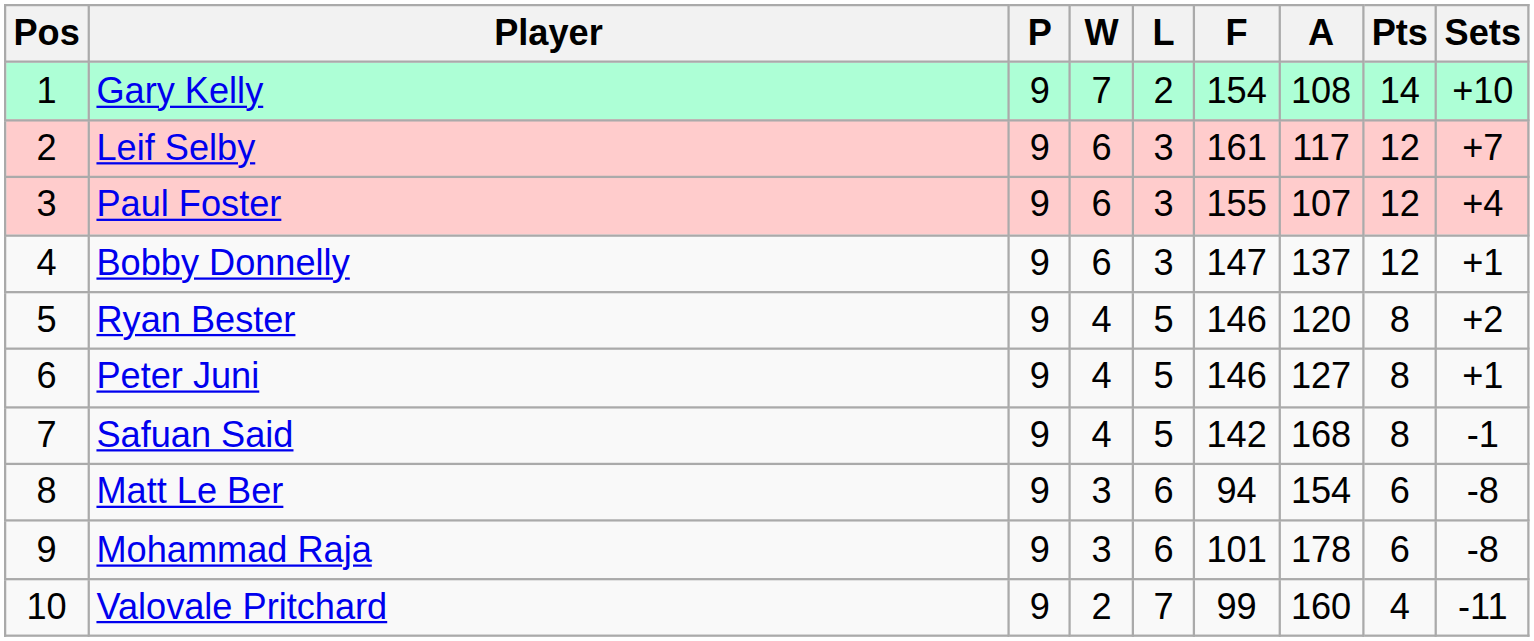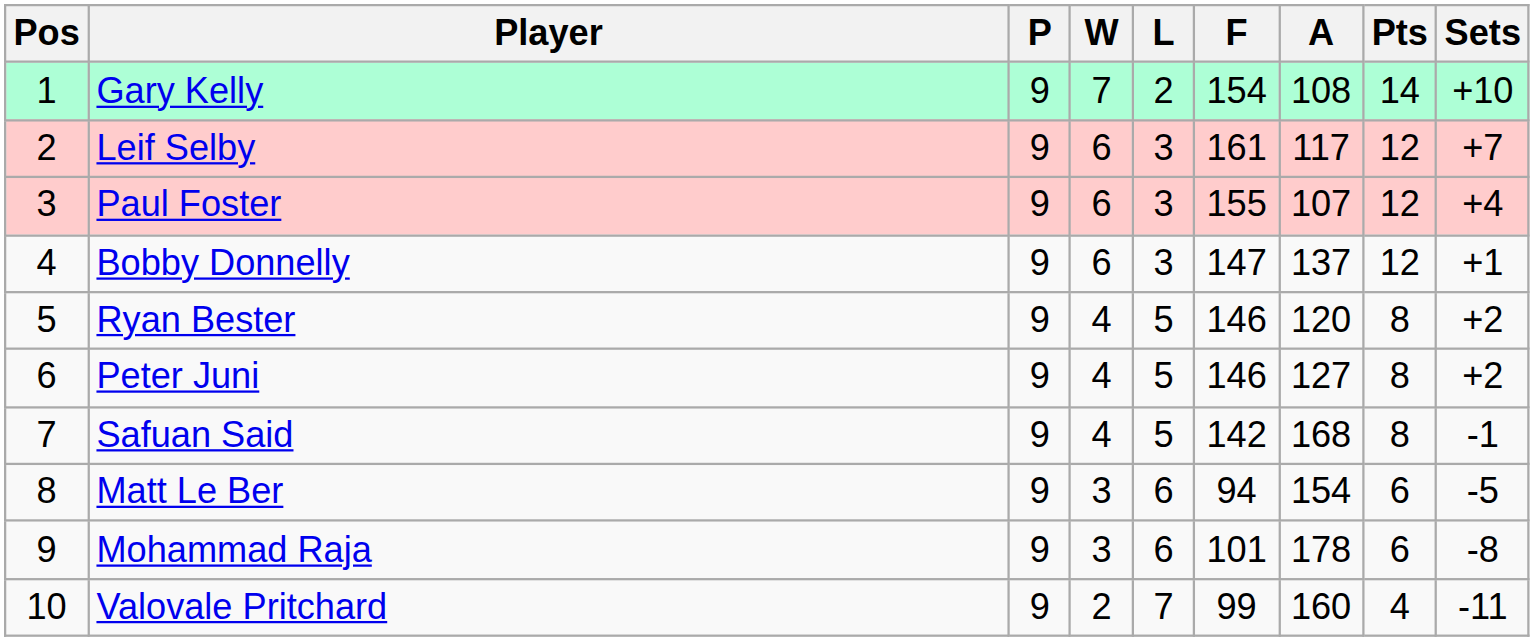(1483, 377) +1 -> (1483, 377) +2
(1483, 491) -8 -> (1483, 491) -5
